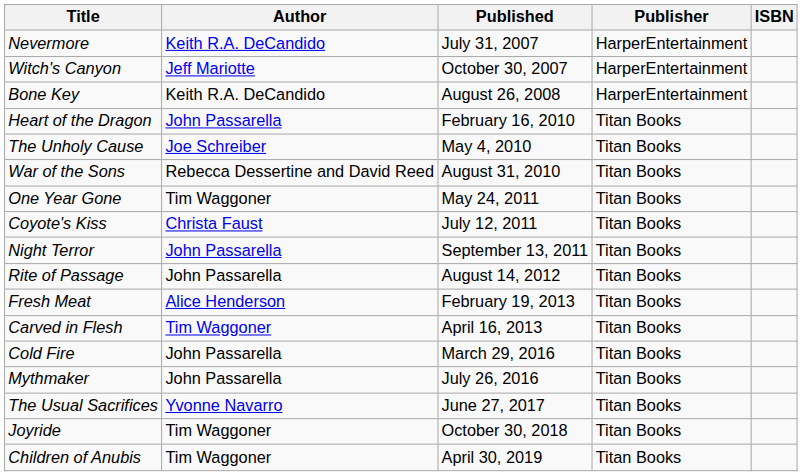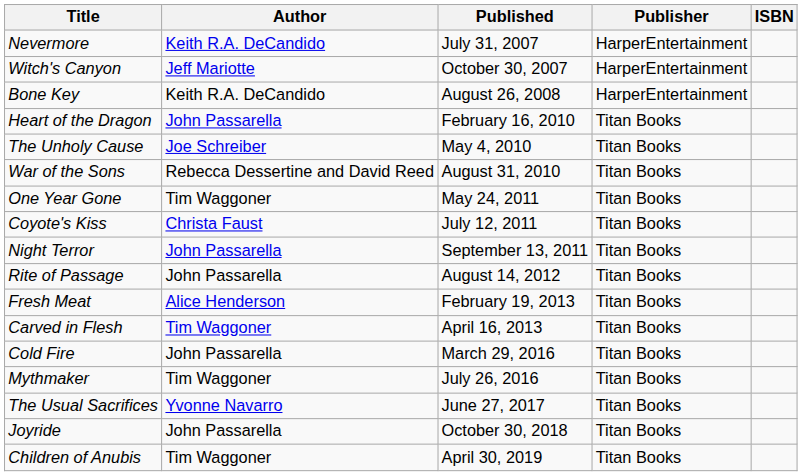(224, 379) John Passarella -> (218, 379) Tim Waggoner
(218, 431) Tim Waggoner -> (224, 431) John Passarella
